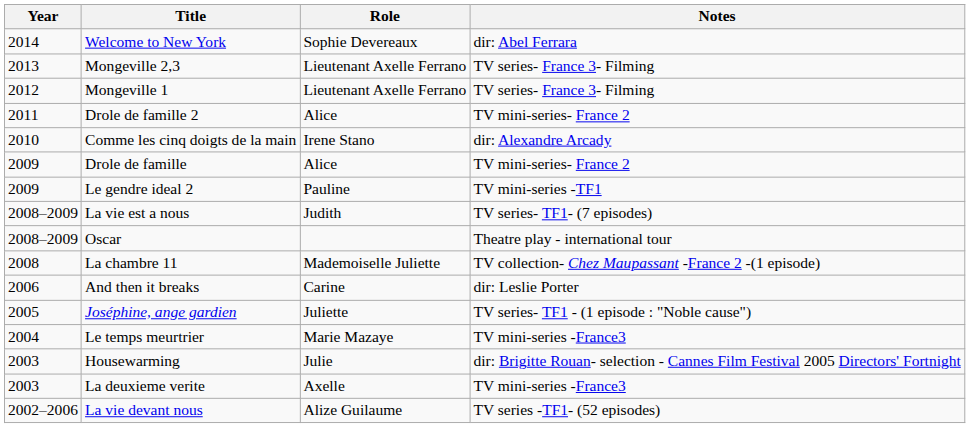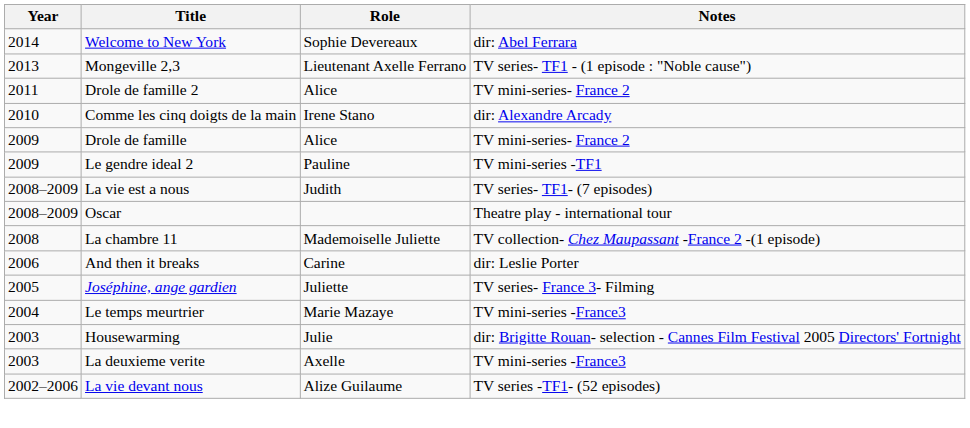(564, 66) TV series- France 3- Filming -> (612, 66) TV series- TF1 - (1 episode : "Noble cause")
- row: (127, 90)
(612, 312) TV series- TF1 - (1 episode : "Noble cause") -> (564, 287) TV series- France 3- Filming
